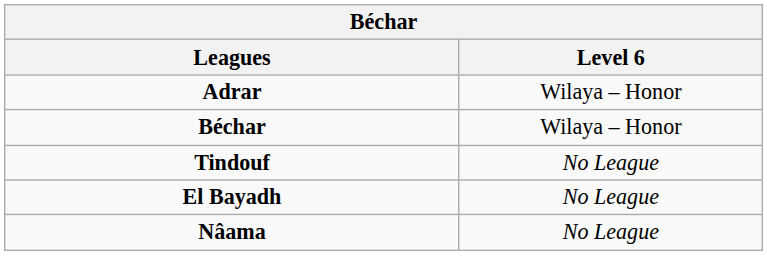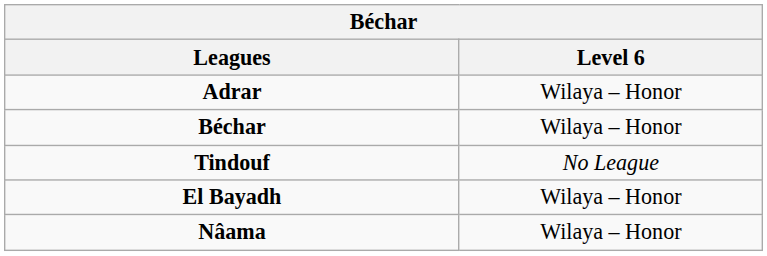(611, 197) No League -> (611, 197) Wilaya – Honor
(611, 232) No League -> (611, 232) Wilaya – Honor
